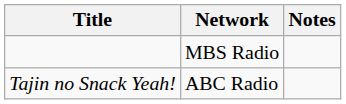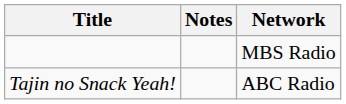columns swapped: (232, 20) <-> (312, 20)
